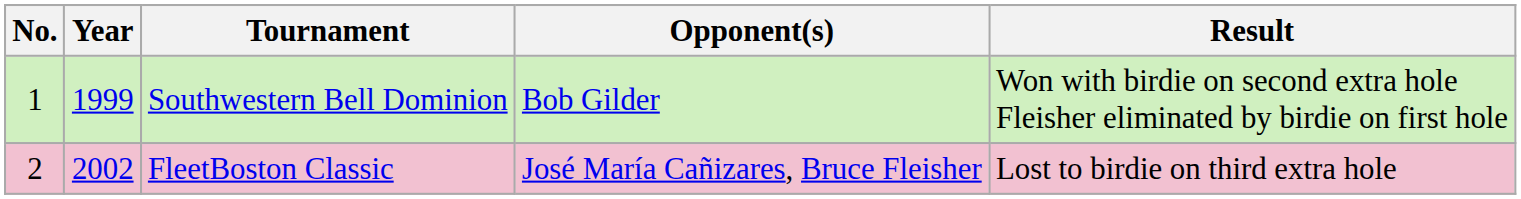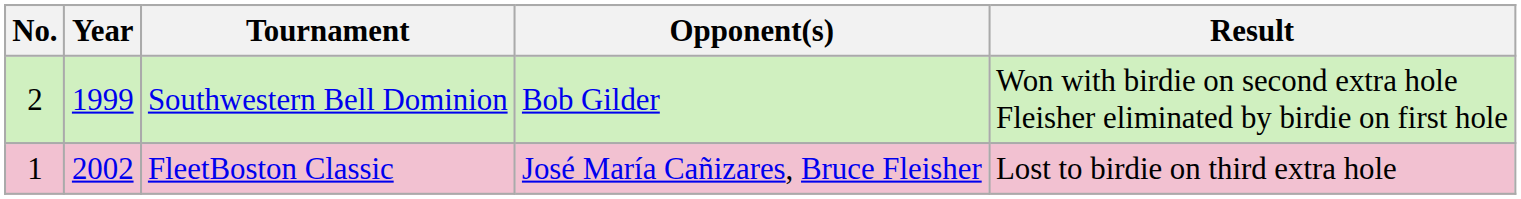(35, 99) 1 -> (35, 99) 2
(35, 168) 2 -> (35, 168) 1
